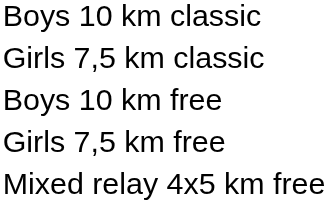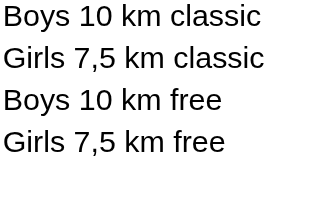- row: (164, 183)
